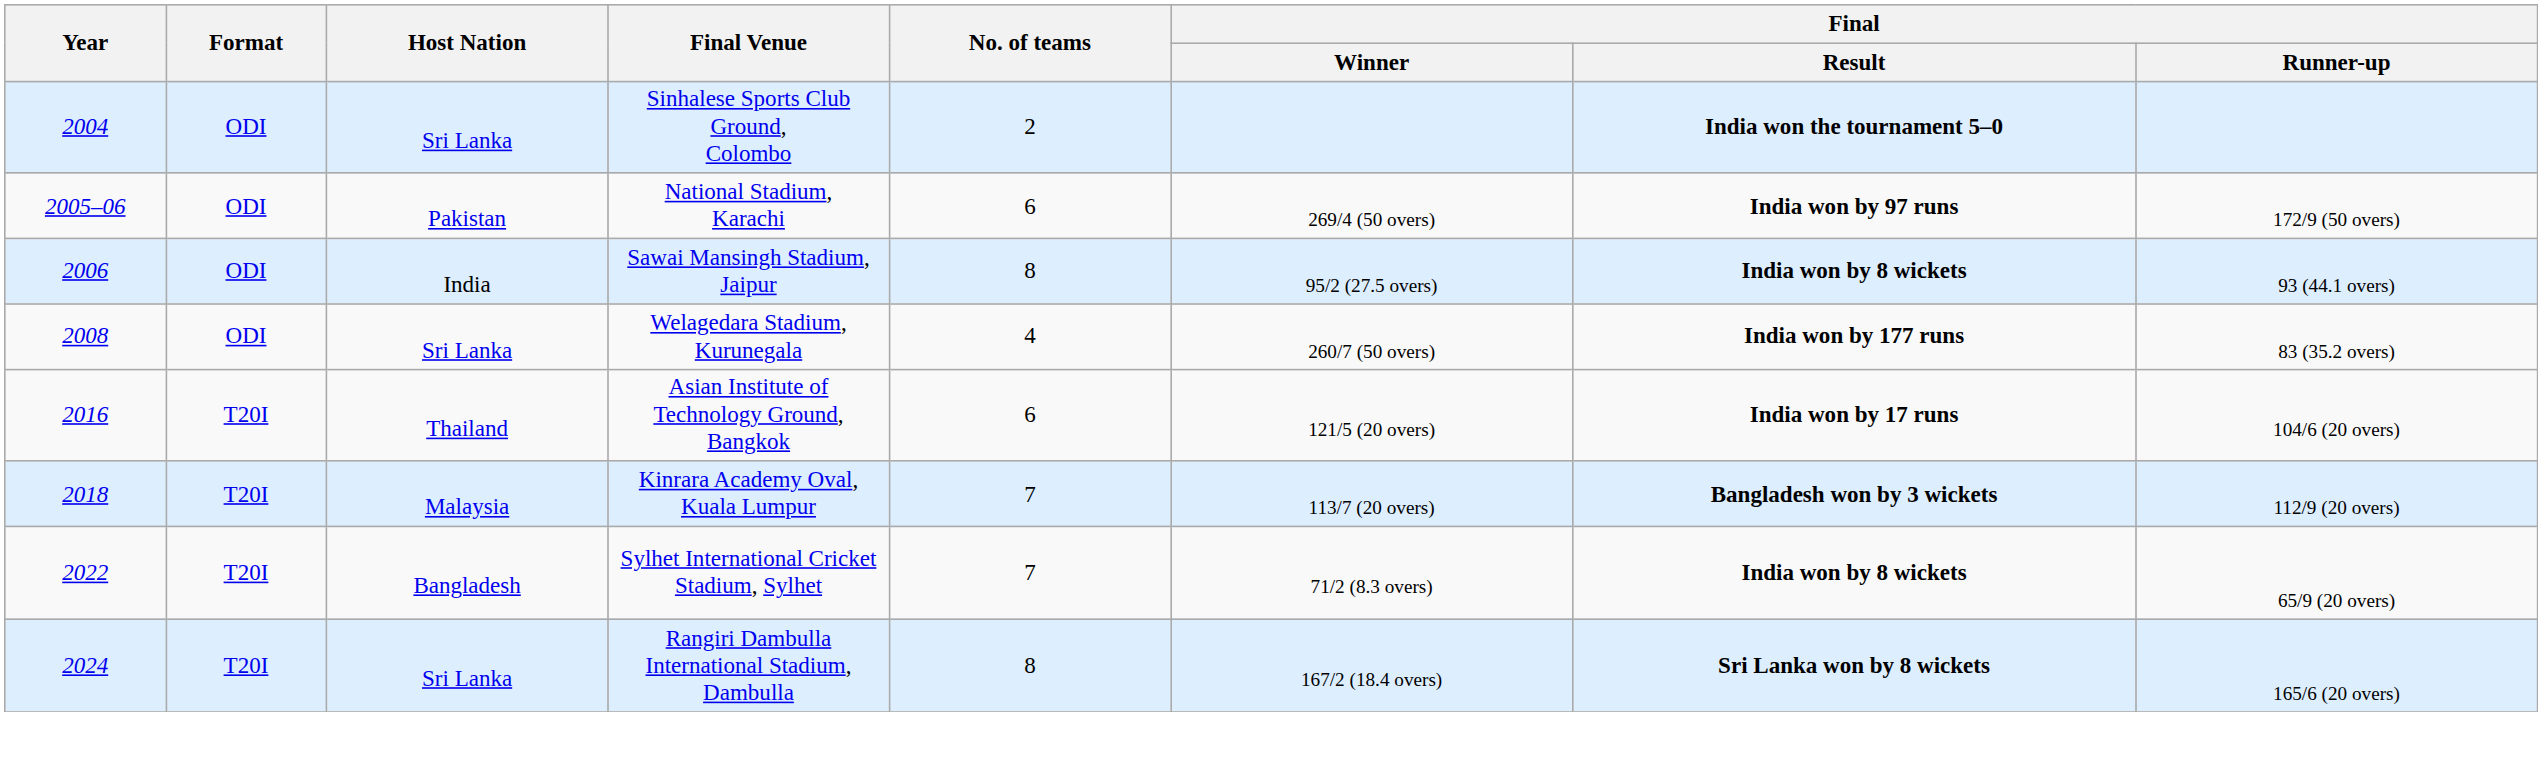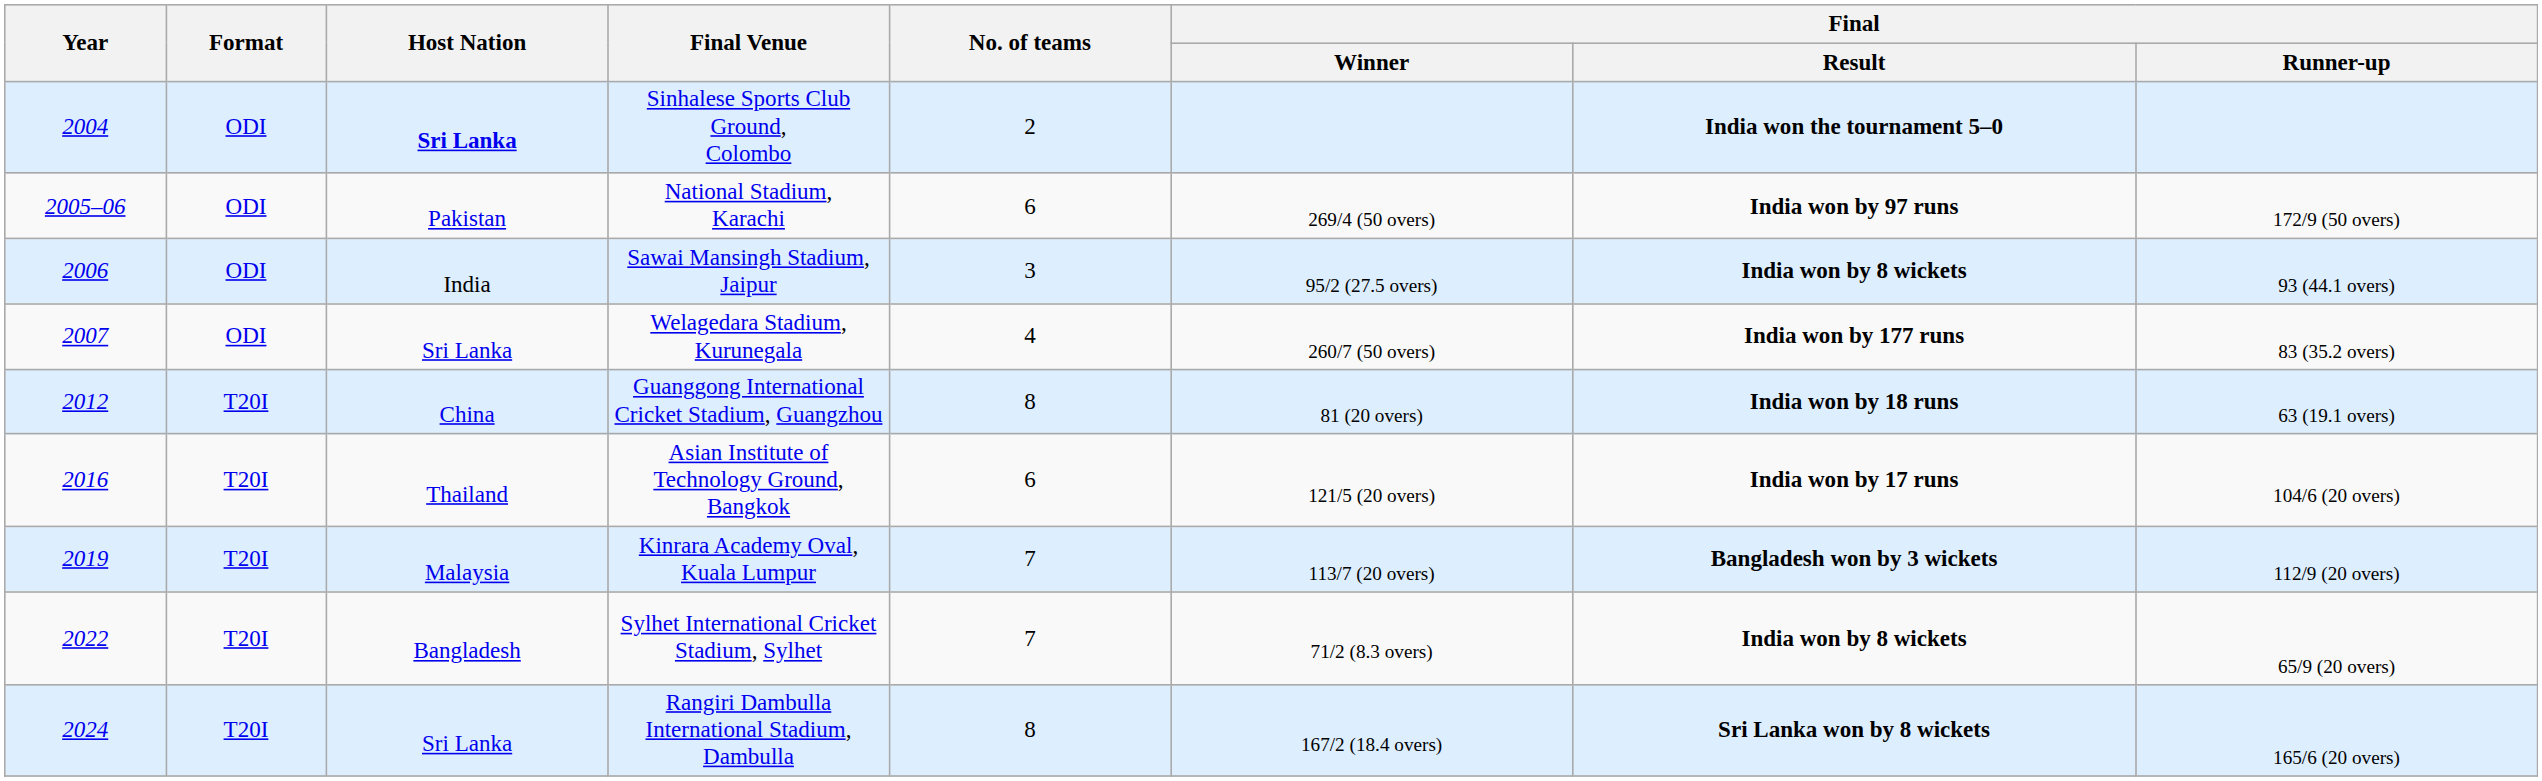(467, 140) normal -> (467, 140) bold
(1030, 271) 8 -> (1030, 271) 3
(85, 336) 2008 -> (85, 336) 2007
+ row: (748, 401)
(85, 493) 2018 -> (85, 559) 2019
